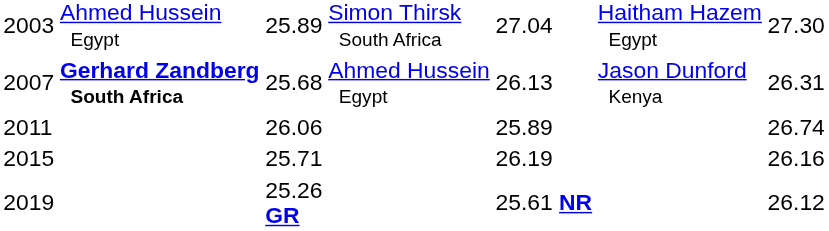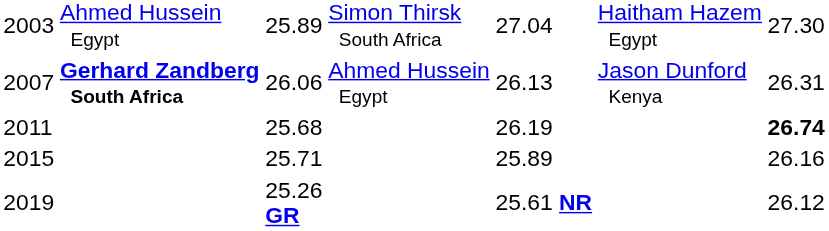(294, 83) 25.68 -> (294, 83) 26.06
(294, 127) 26.06 -> (294, 127) 25.68
(524, 127) 25.89 -> (524, 127) 26.19
(796, 127) normal -> (796, 127) bold
(524, 158) 26.19 -> (524, 158) 25.89
